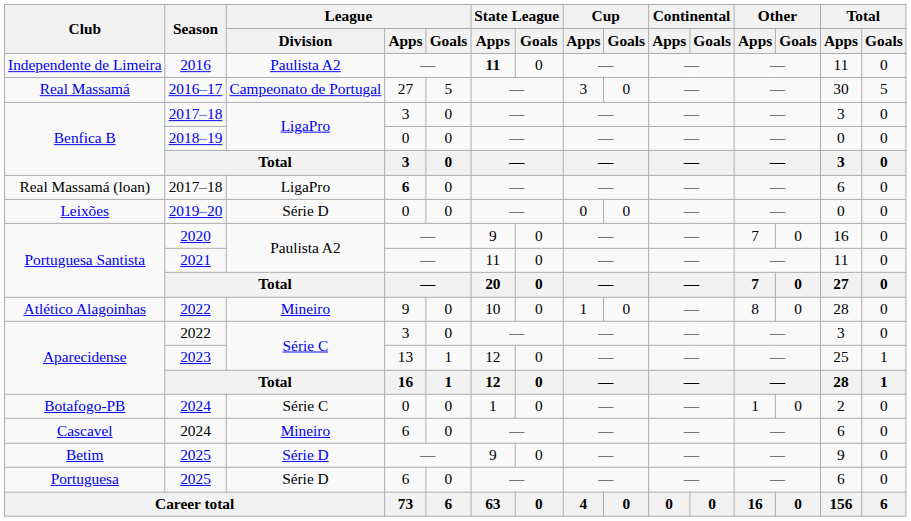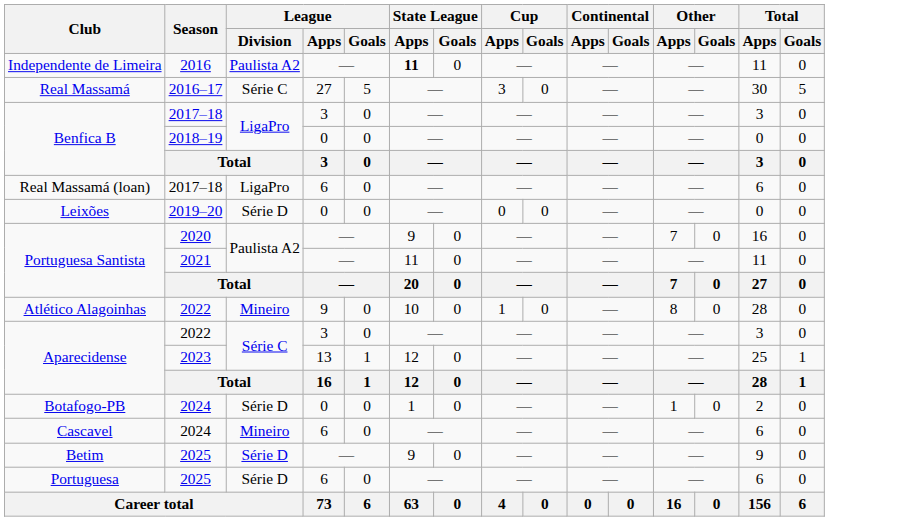(305, 89) Campeonato de Portugal -> (265, 89) Série C
(405, 187) bold -> (324, 187) normal
(305, 406) Série C -> (265, 406) Série D
